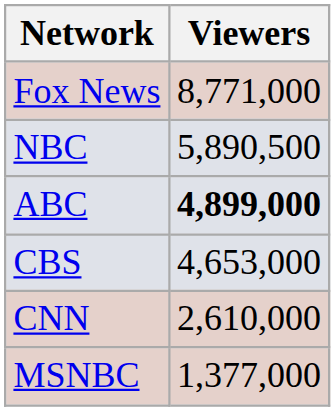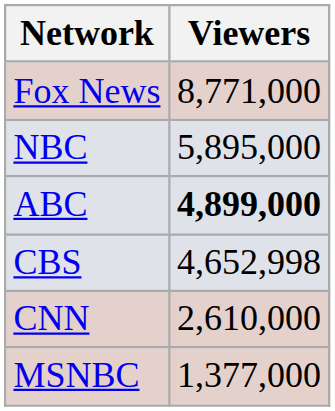(249, 147) 5,890,500 -> (249, 147) 5,895,000
(249, 261) 4,653,000 -> (249, 261) 4,652,998
